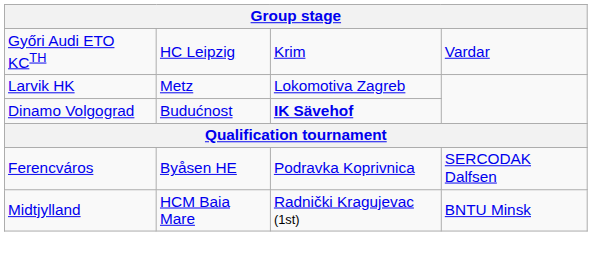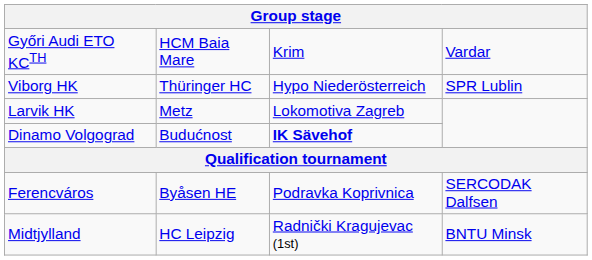(198, 51) HC Leipzig -> (194, 51) HCM Baia Mare
+ row: (43, 86)
(195, 210) HCM Baia Mare -> (197, 234) HC Leipzig
